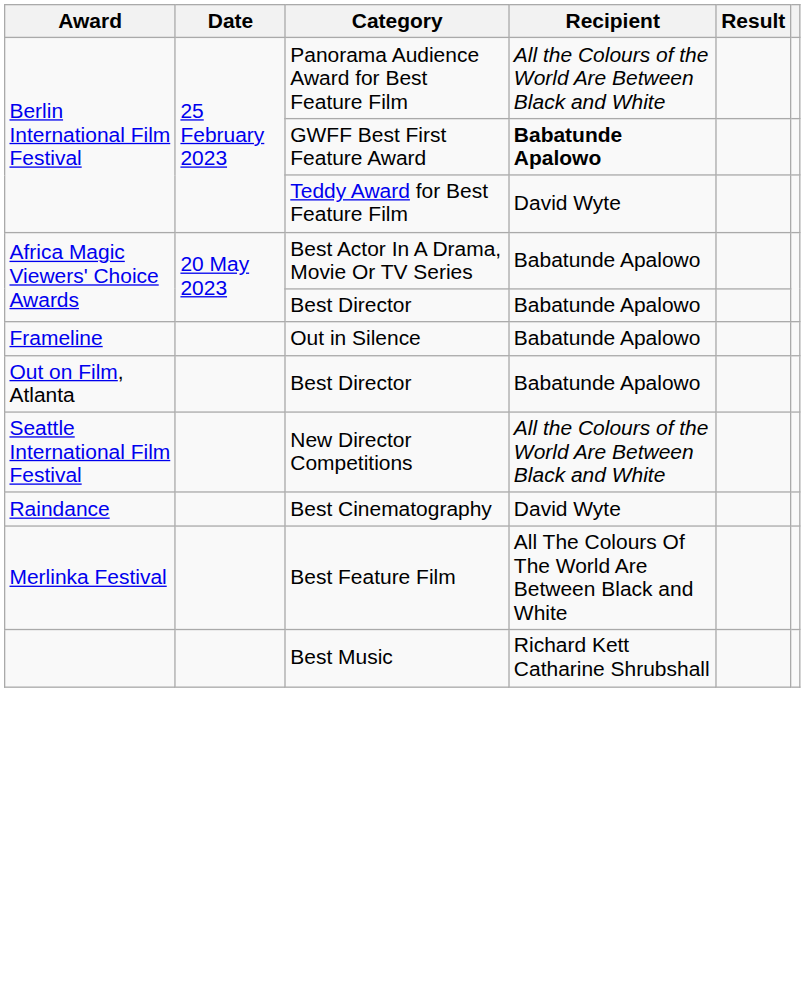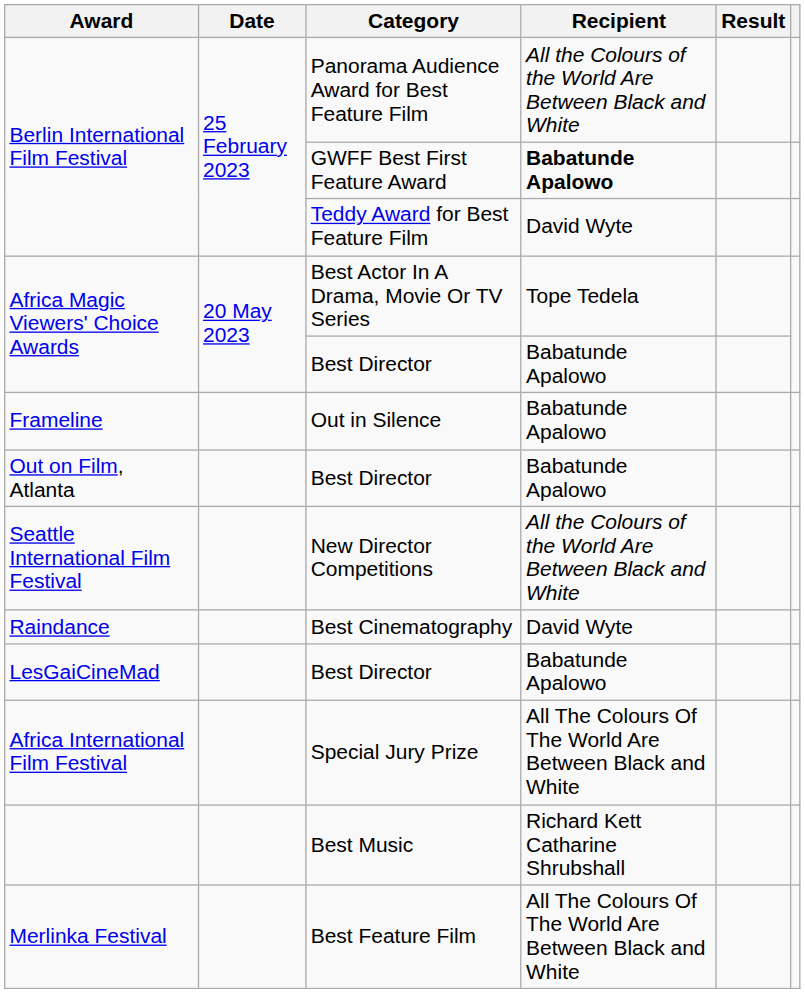(607, 260) Babatunde Apalowo -> (582, 295) Tope Tedela
+ row: (85, 671)
+ row: (97, 752)
rows swapped: (88, 577) <-> (90, 658)
